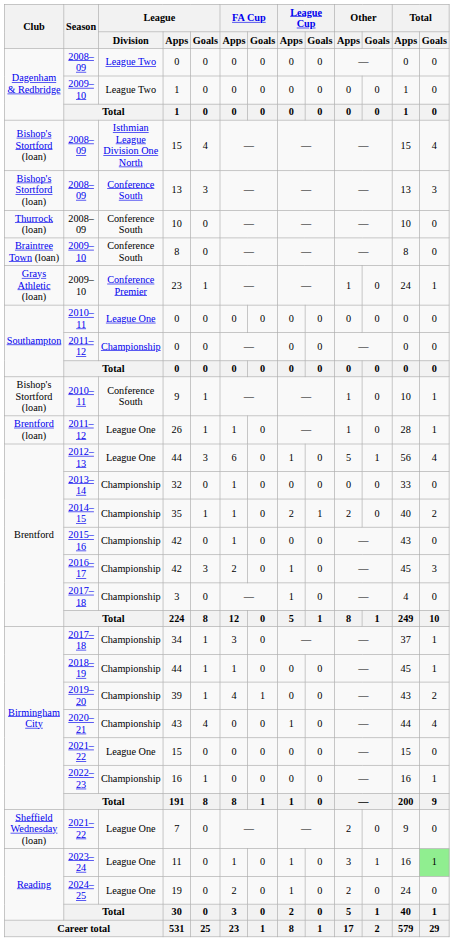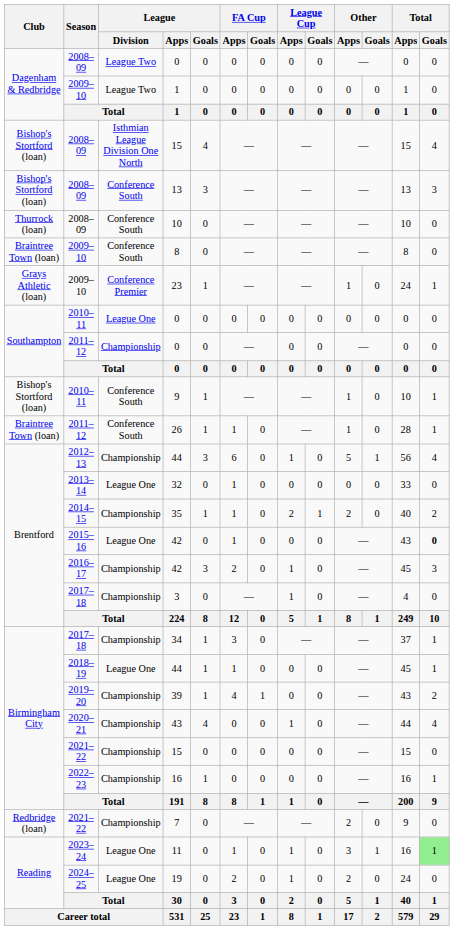(34, 430) Brentford (loan) -> (34, 430) Braintree Town (loan)
(131, 430) League One -> (131, 430) Conference South
(131, 457) League One -> (131, 457) Championship
(131, 485) Championship -> (131, 485) League One
(131, 541) Championship -> (131, 541) League One
(434, 541) normal -> (434, 541) bold
(131, 668) Championship -> (131, 668) League One
(131, 751) League One -> (131, 751) Championship
(34, 829) Sheffield Wednesday (loan) -> (34, 823) Redbridge (loan)
(131, 829) League One -> (131, 823) Championship
